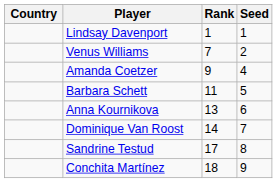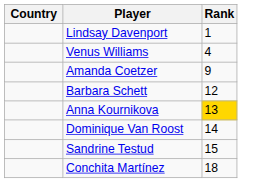- column: (254, 14)
(208, 52) 7 -> (208, 52) 4
(211, 91) 11 -> (211, 91) 12
(211, 110) no background -> (211, 110) gold background
(211, 149) 17 -> (211, 149) 15
